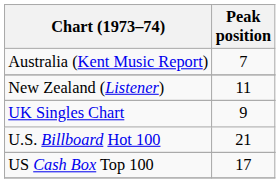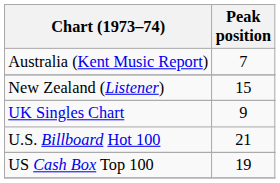(243, 87) 11 -> (243, 87) 15
(243, 165) 17 -> (243, 165) 19
